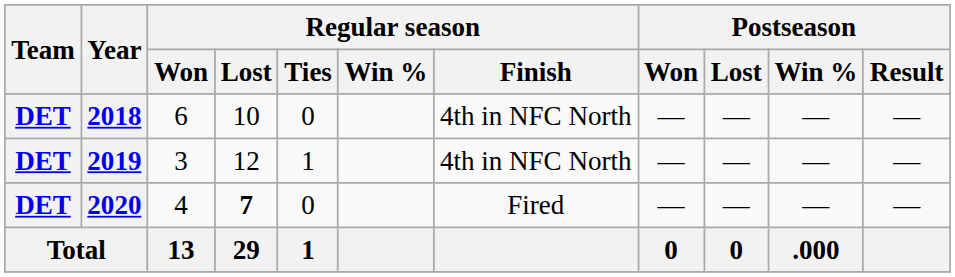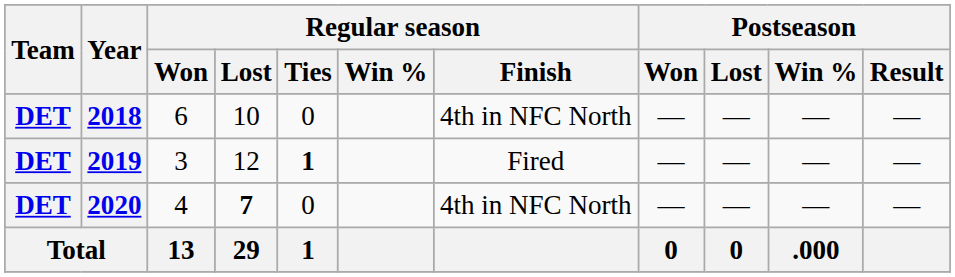(308, 160) normal -> (308, 160) bold
(536, 160) 4th in NFC North -> (536, 160) Fired
(536, 205) Fired -> (536, 205) 4th in NFC North
